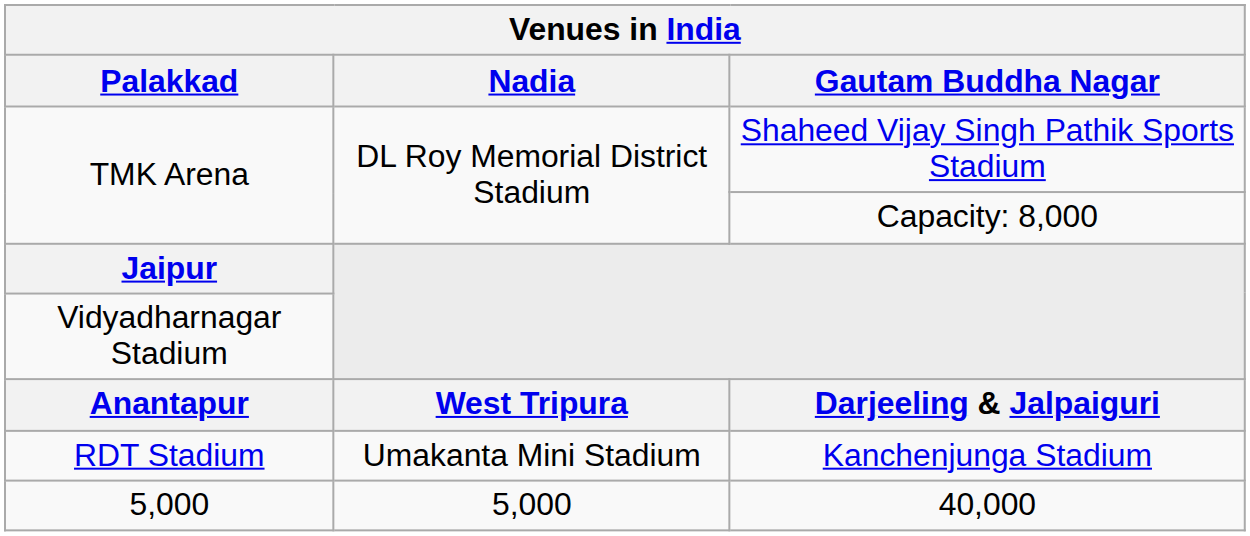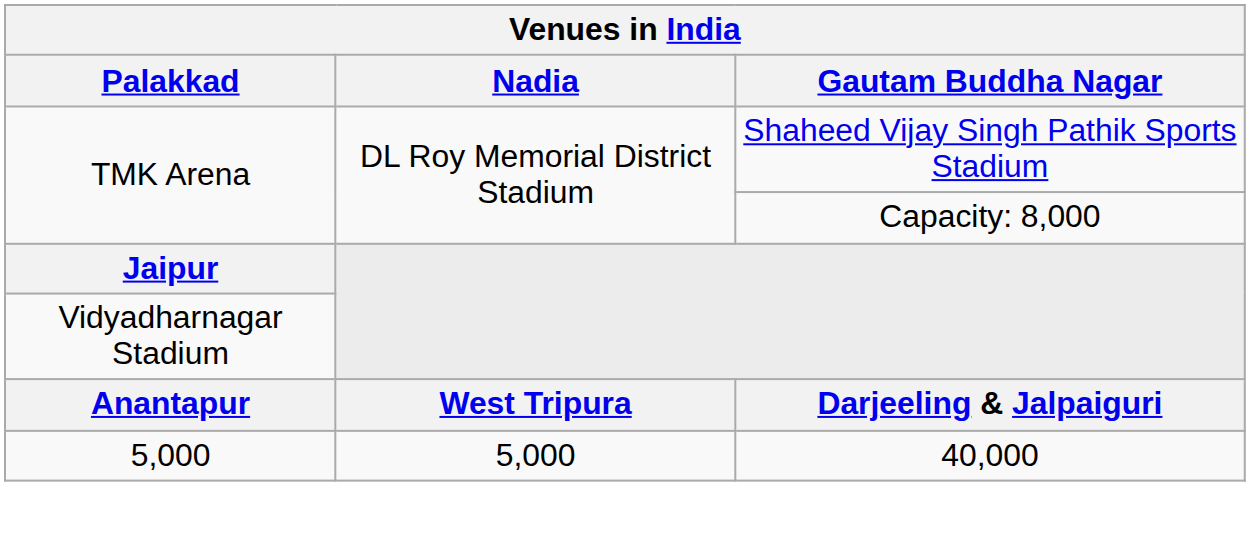- row: (169, 454)
